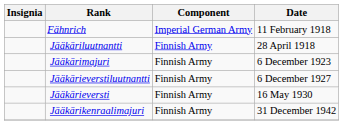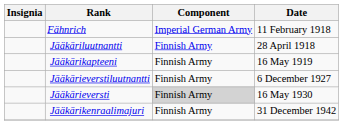+ row: (82, 62)
- row: (78, 62)
(183, 95) no background -> (183, 95) lightgrey background
